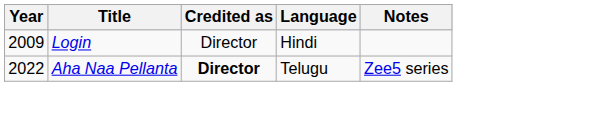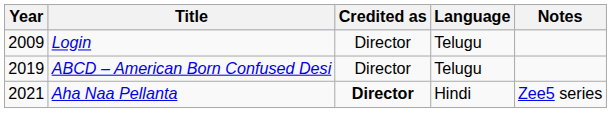(299, 42) Hindi -> (458, 42) Telugu
+ row: (191, 68)
(26, 68) 2022 -> (26, 94) 2021
(304, 68) Telugu -> (453, 94) Hindi
